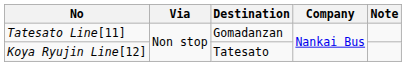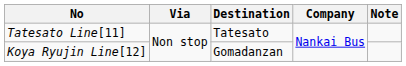(248, 33) Gomadanzan -> (241, 33) Tatesato
(241, 52) Tatesato -> (248, 52) Gomadanzan
